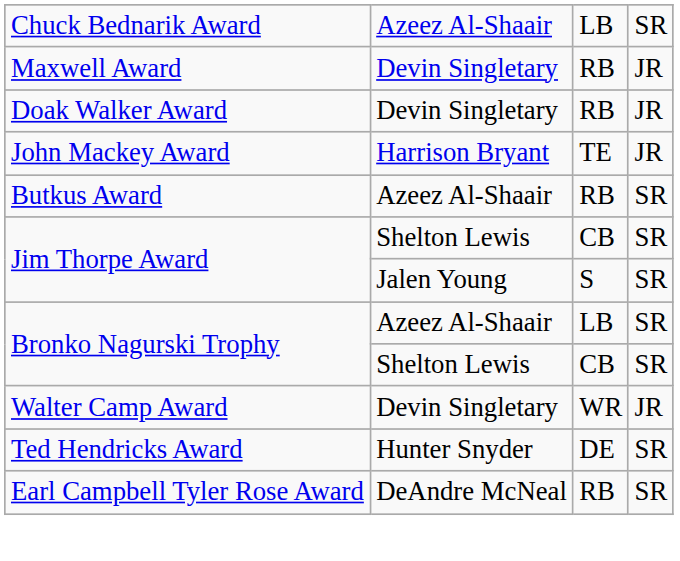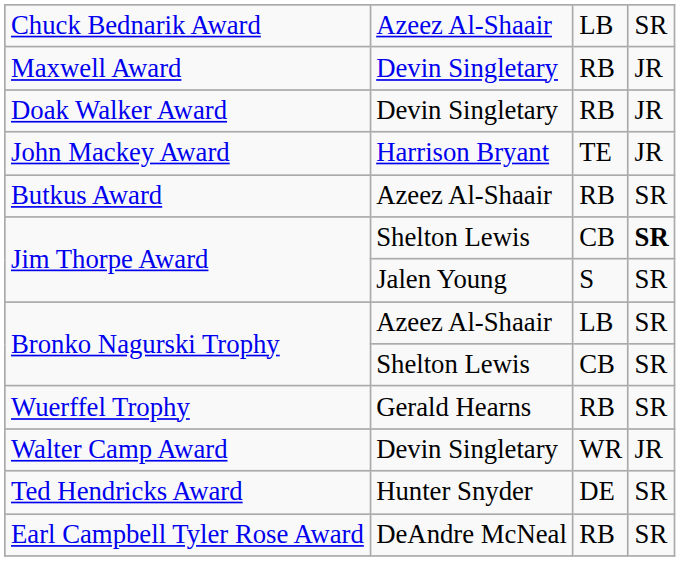(651, 237) normal -> (652, 237) bold
+ row: (100, 407)
